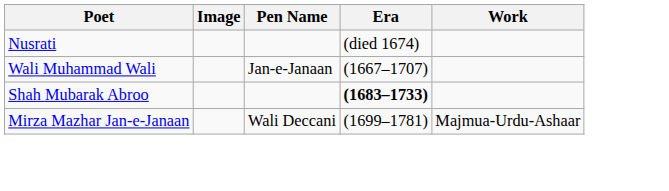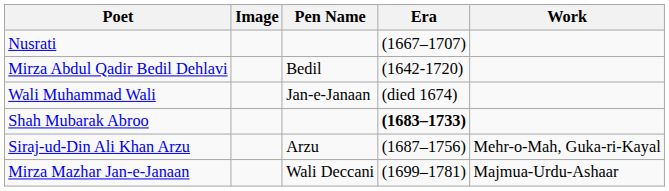(381, 43) (died 1674) -> (424, 43) (1667–1707)
+ row: (118, 69)
(386, 69) (1667–1707) -> (419, 95) (died 1674)
+ row: (99, 146)
